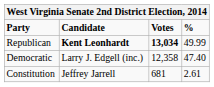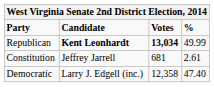rows swapped: (29, 58) <-> (31, 74)
